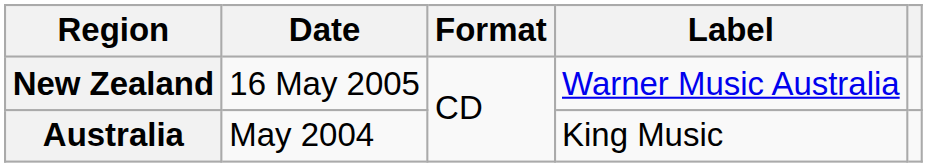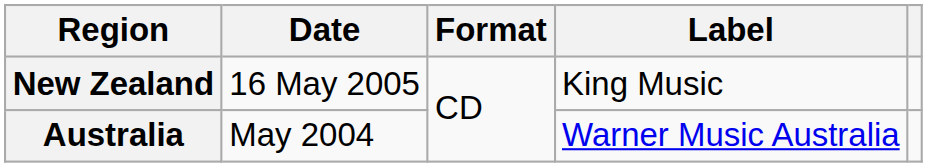(731, 82) Warner Music Australia -> (643, 82) King Music
(643, 135) King Music -> (731, 135) Warner Music Australia
